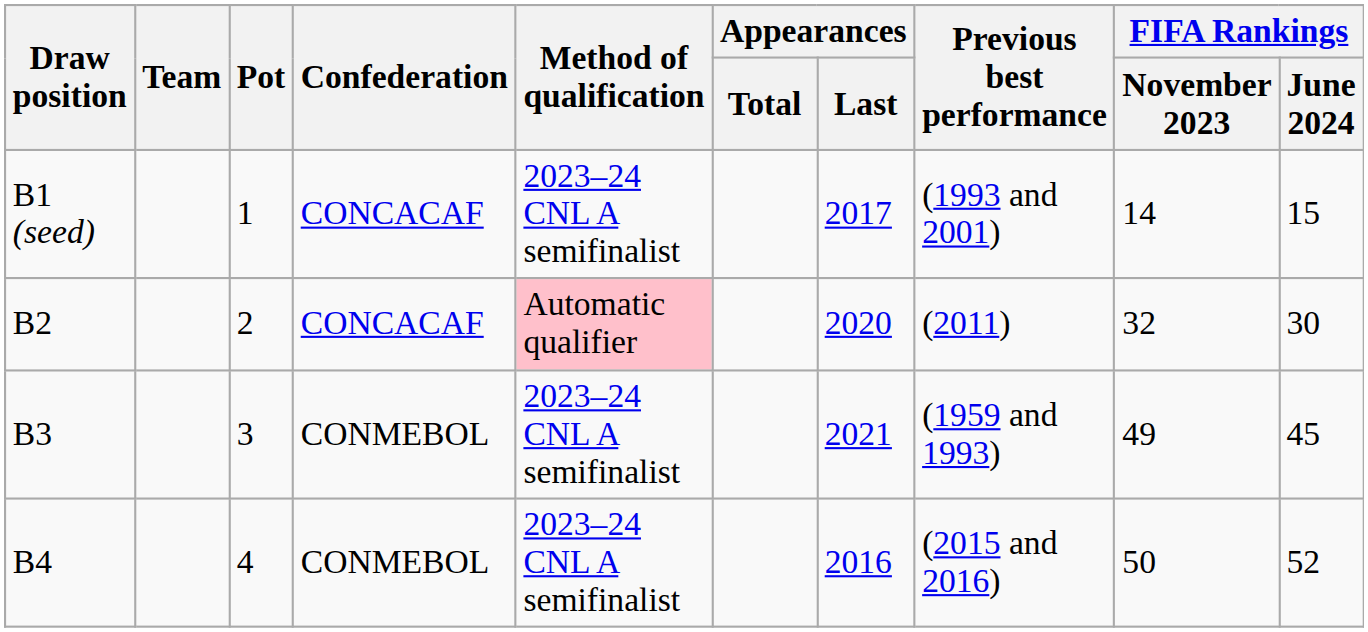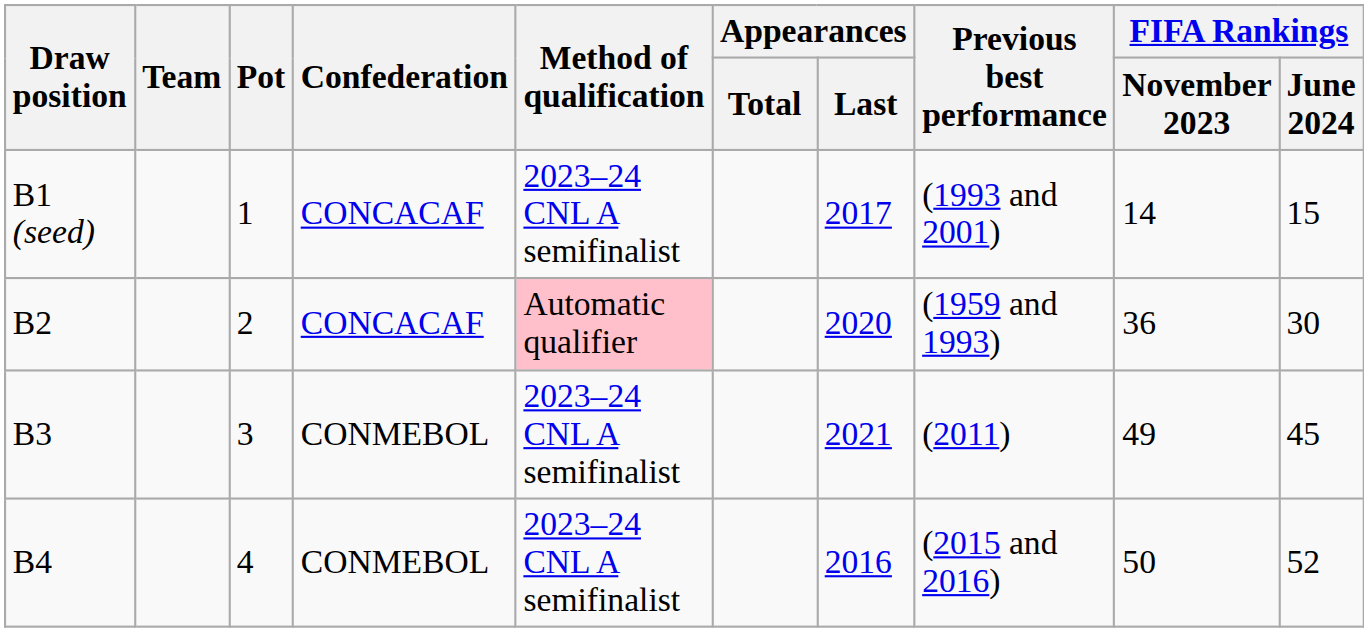(966, 323) (2011) -> (990, 323) (1959 and 1993)
(1139, 323) 32 -> (1139, 323) 36
(990, 433) (1959 and 1993) -> (966, 433) (2011)
